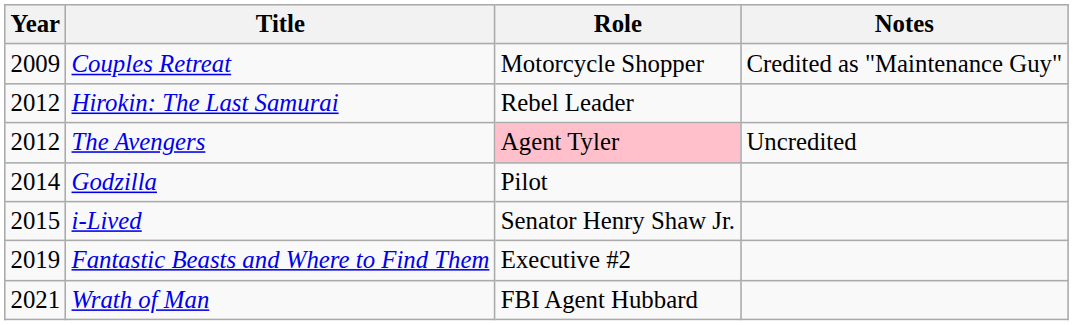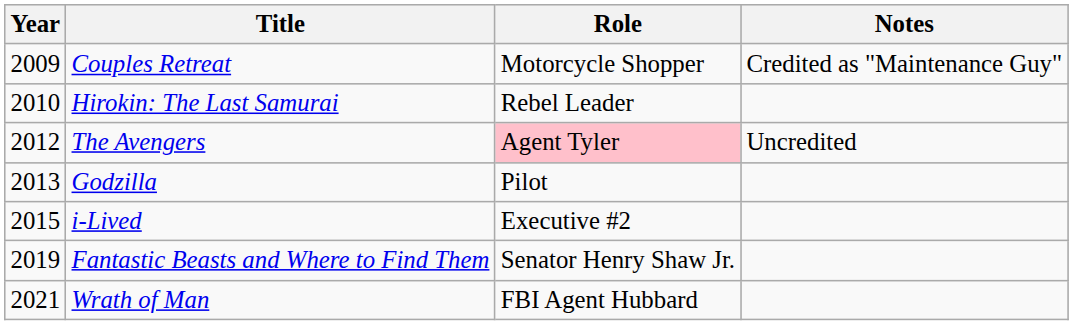(35, 102) 2012 -> (35, 102) 2010
(35, 181) 2014 -> (35, 181) 2013
(618, 220) Senator Henry Shaw Jr. -> (566, 220) Executive #2
(566, 260) Executive #2 -> (618, 260) Senator Henry Shaw Jr.
